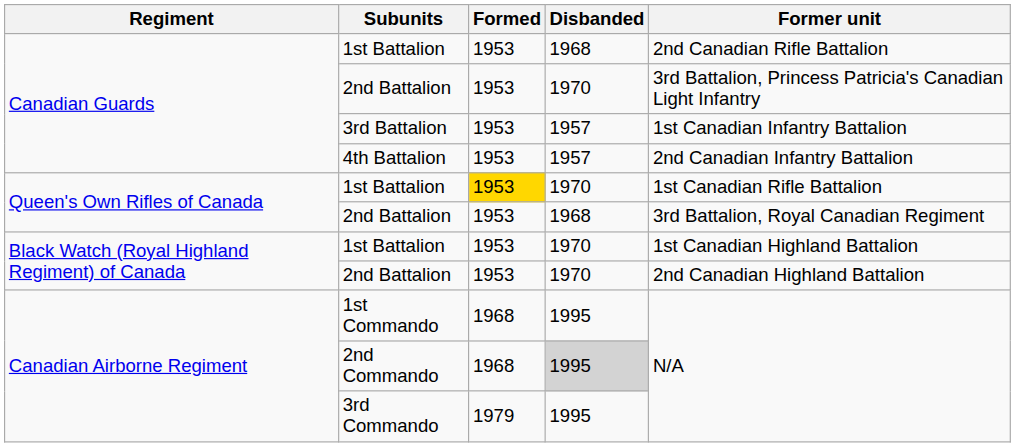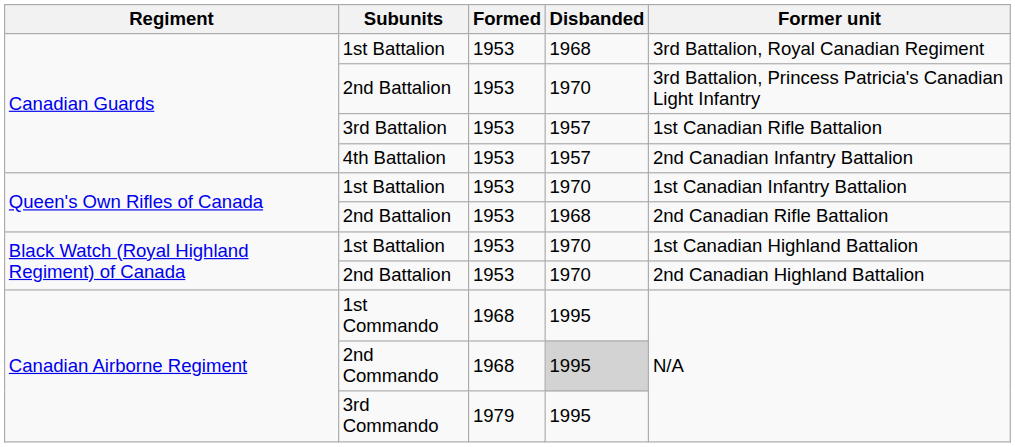(771, 48) 2nd Canadian Rifle Battalion -> (819, 48) 3rd Battalion, Royal Canadian Regiment
(780, 128) 1st Canadian Infantry Battalion -> (767, 128) 1st Canadian Rifle Battalion
(494, 187) gold background -> (494, 187) no background
(767, 187) 1st Canadian Rifle Battalion -> (780, 187) 1st Canadian Infantry Battalion
(819, 216) 3rd Battalion, Royal Canadian Regiment -> (771, 216) 2nd Canadian Rifle Battalion
